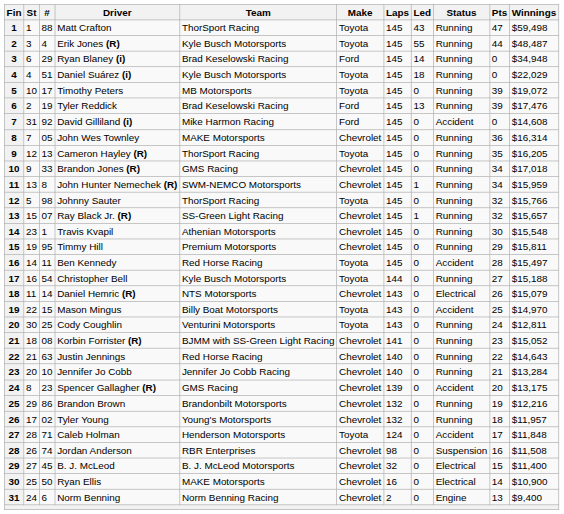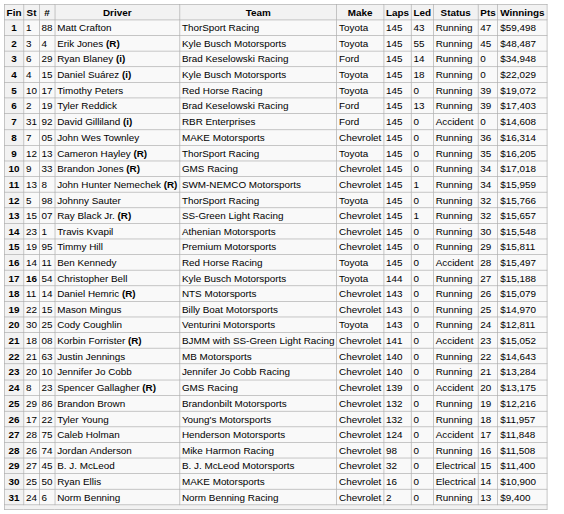(497, 44) 44 -> (486, 44) 45
(47, 75) 51 -> (47, 75) 15
(217, 91) MB Motorsports -> (222, 91) Red Horse Racing
(530, 106) $17,476 -> (518, 106) $17,403
(228, 122) Mike Harmon Racing -> (219, 122) RBR Enterprises
(32, 278) normal -> (32, 278) bold
(456, 294) Electrical -> (454, 294) Running
(354, 310) Toyota -> (360, 310) Chevrolet
(455, 310) Accident -> (454, 310) Running
(454, 341) Running -> (455, 341) Accident
(222, 356) Red Horse Racing -> (217, 356) MB Motorsports
(47, 419) 02 -> (47, 419) 22
(47, 435) 71 -> (47, 435) 75
(354, 435) Toyota -> (360, 435) Chevrolet
(219, 450) RBR Enterprises -> (228, 450) Mike Harmon Racing
(461, 450) Suspension -> (454, 450) Running
(451, 497) Engine -> (454, 497) Running
